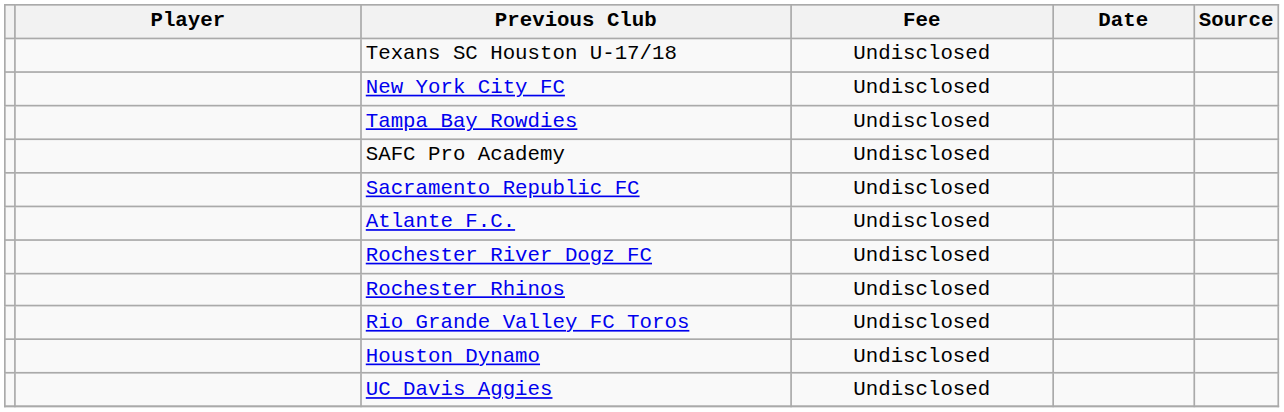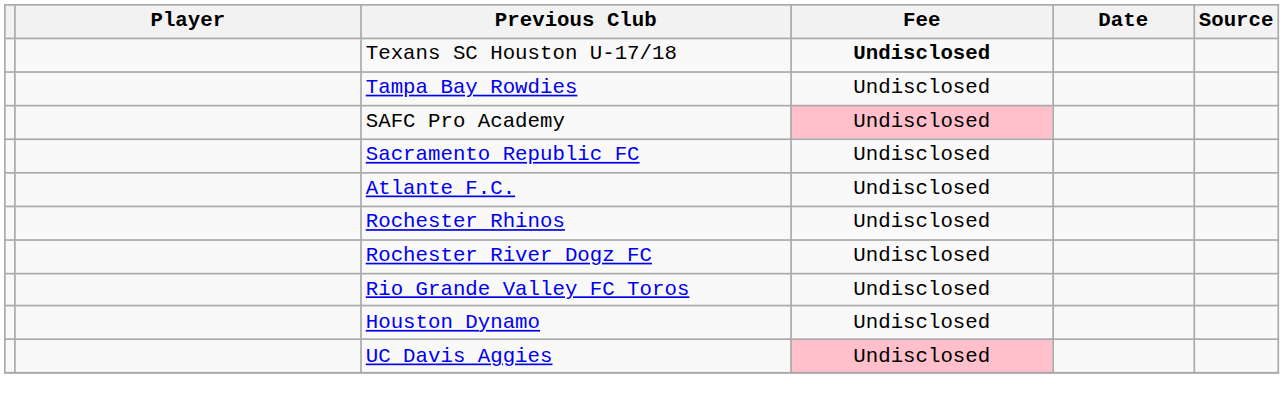(922, 55) normal -> (922, 55) bold
- row: (465, 89)
(922, 156) no background -> (922, 122) pink background
rows swapped: (465, 290) <-> (509, 256)
(922, 390) no background -> (922, 357) pink background
